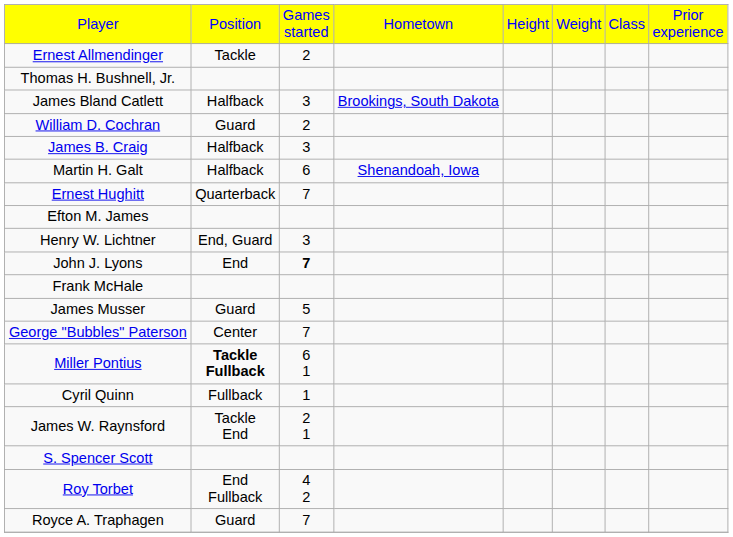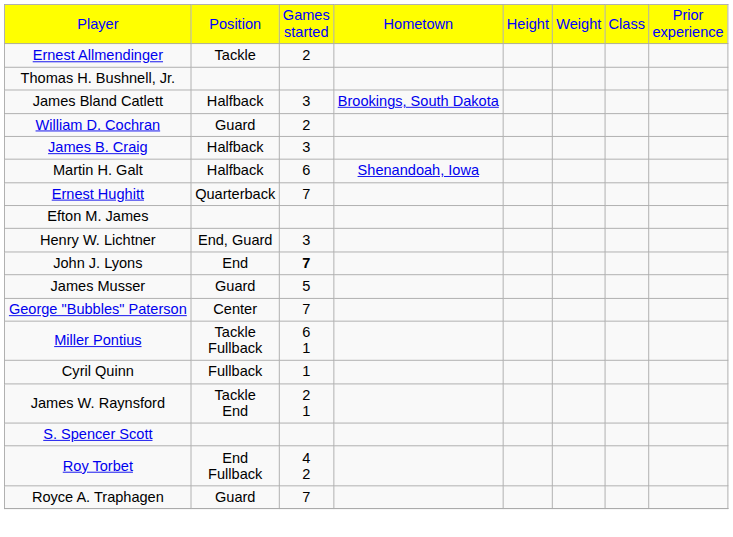- row: (98, 286)
(235, 363) bold -> (235, 340) normal
